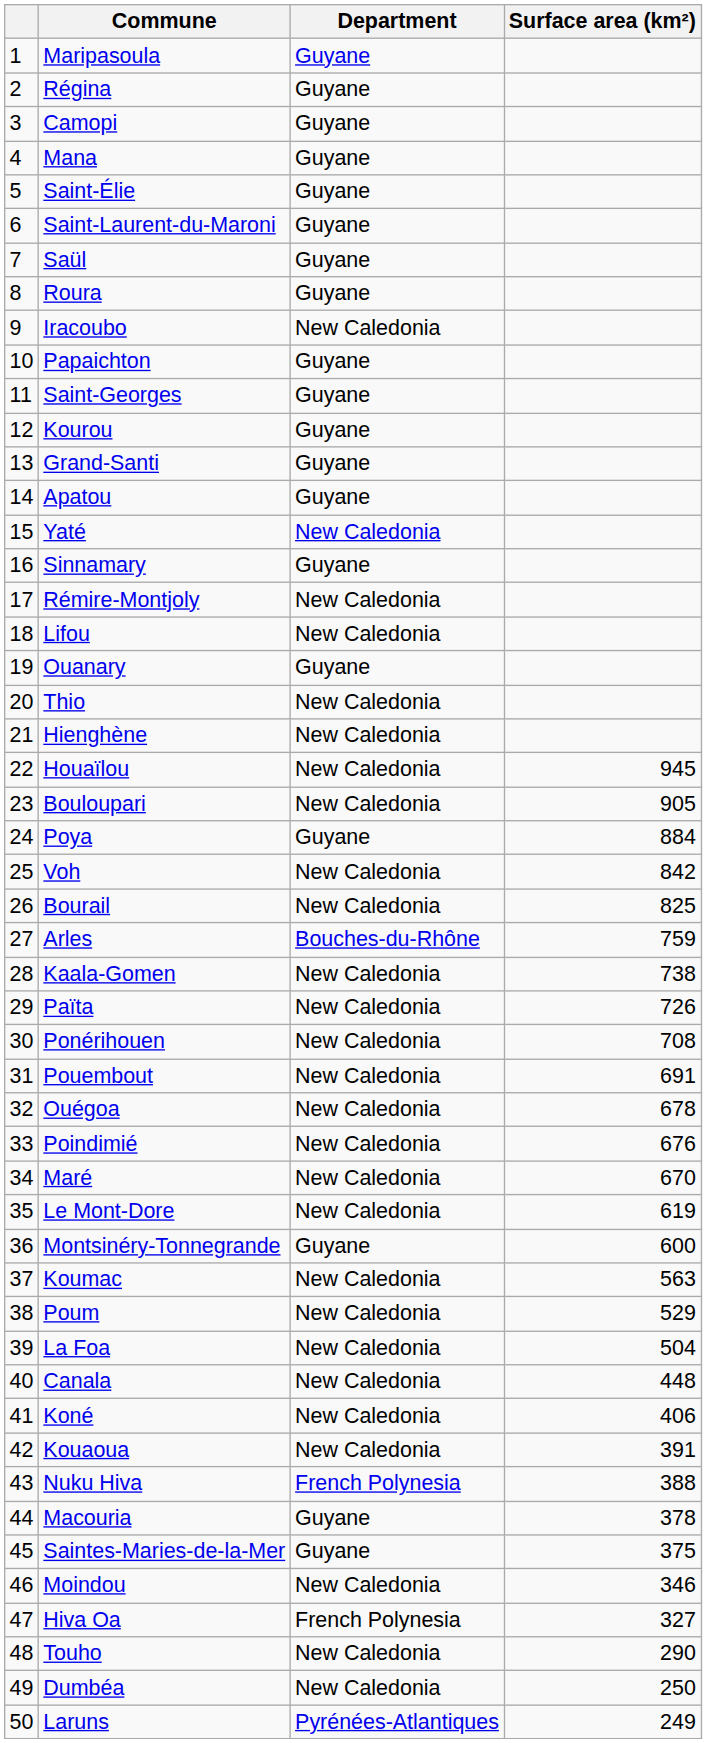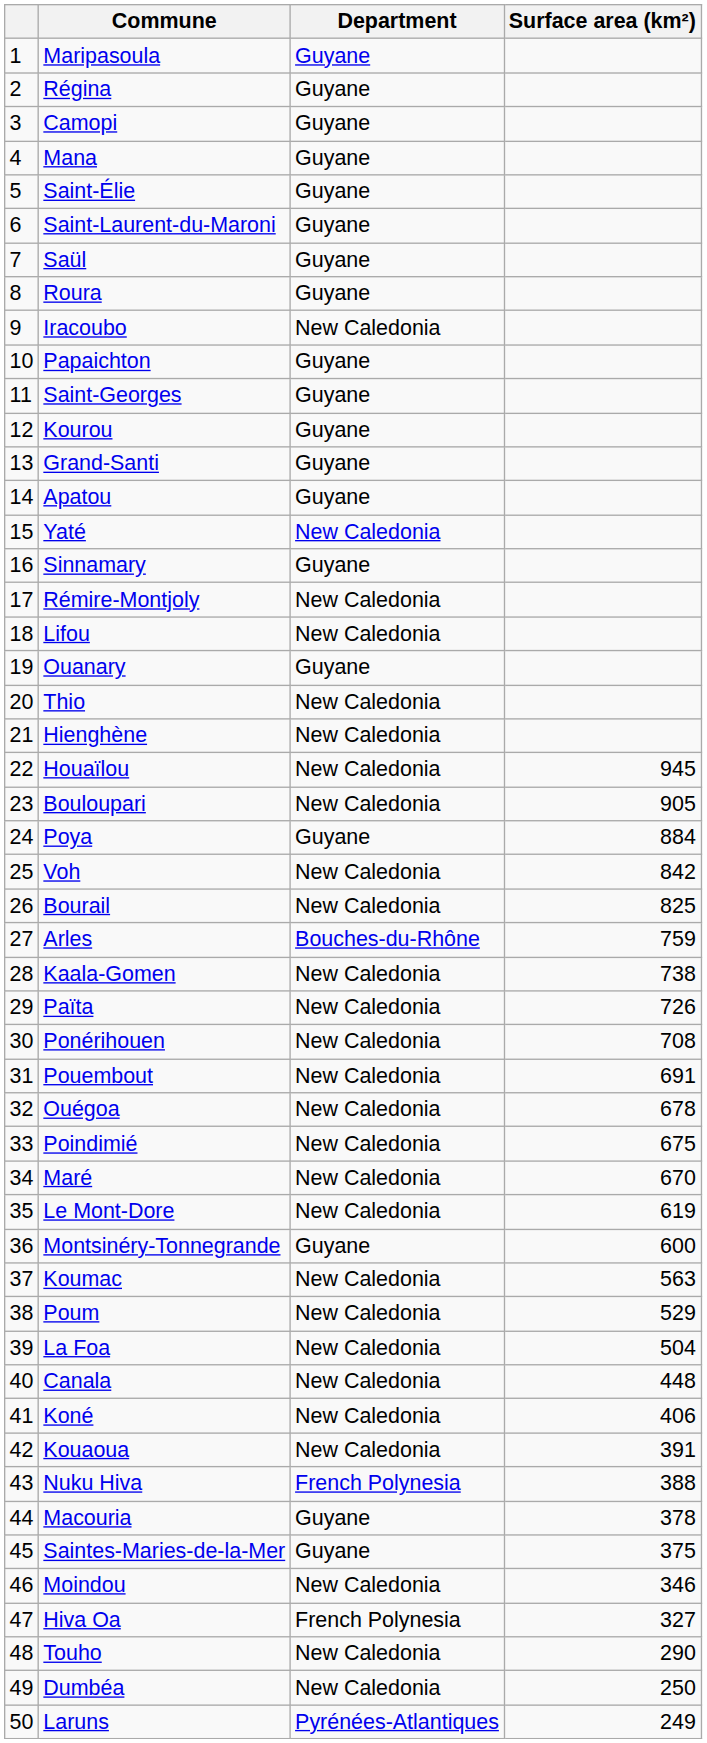(678, 1143) 676 -> (678, 1143) 675
